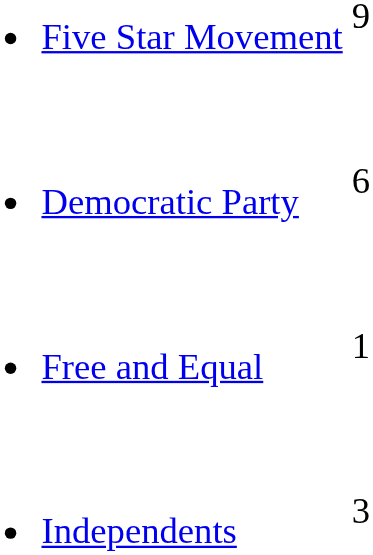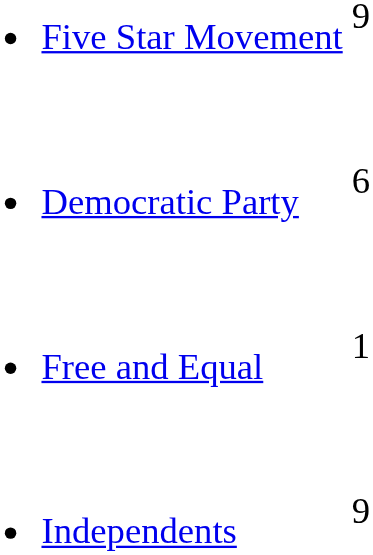(361, 511) 3 -> (361, 511) 9
